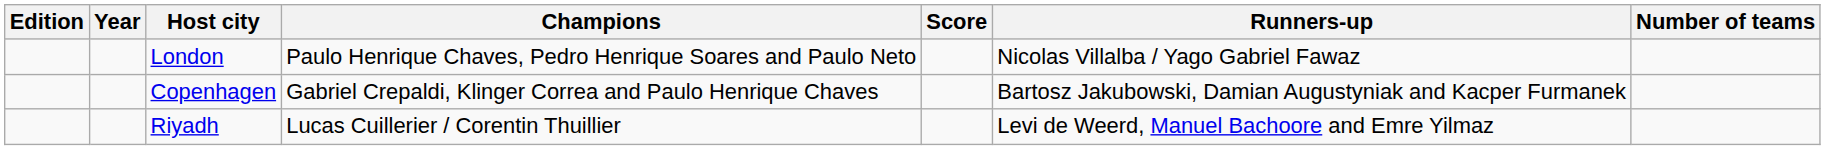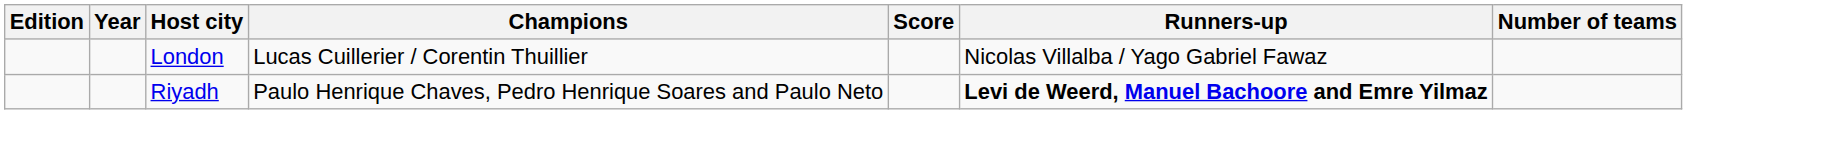(601, 56) Paulo Henrique Chaves, Pedro Henrique Soares and Paulo Neto -> (421, 56) Lucas Cuillerier / Corentin Thuillier
- row: (213, 91)
(454, 126) Lucas Cuillerier / Corentin Thuillier -> (568, 91) Paulo Henrique Chaves, Pedro Henrique Soares and Paulo Neto
(1246, 126) normal -> (1226, 91) bold
